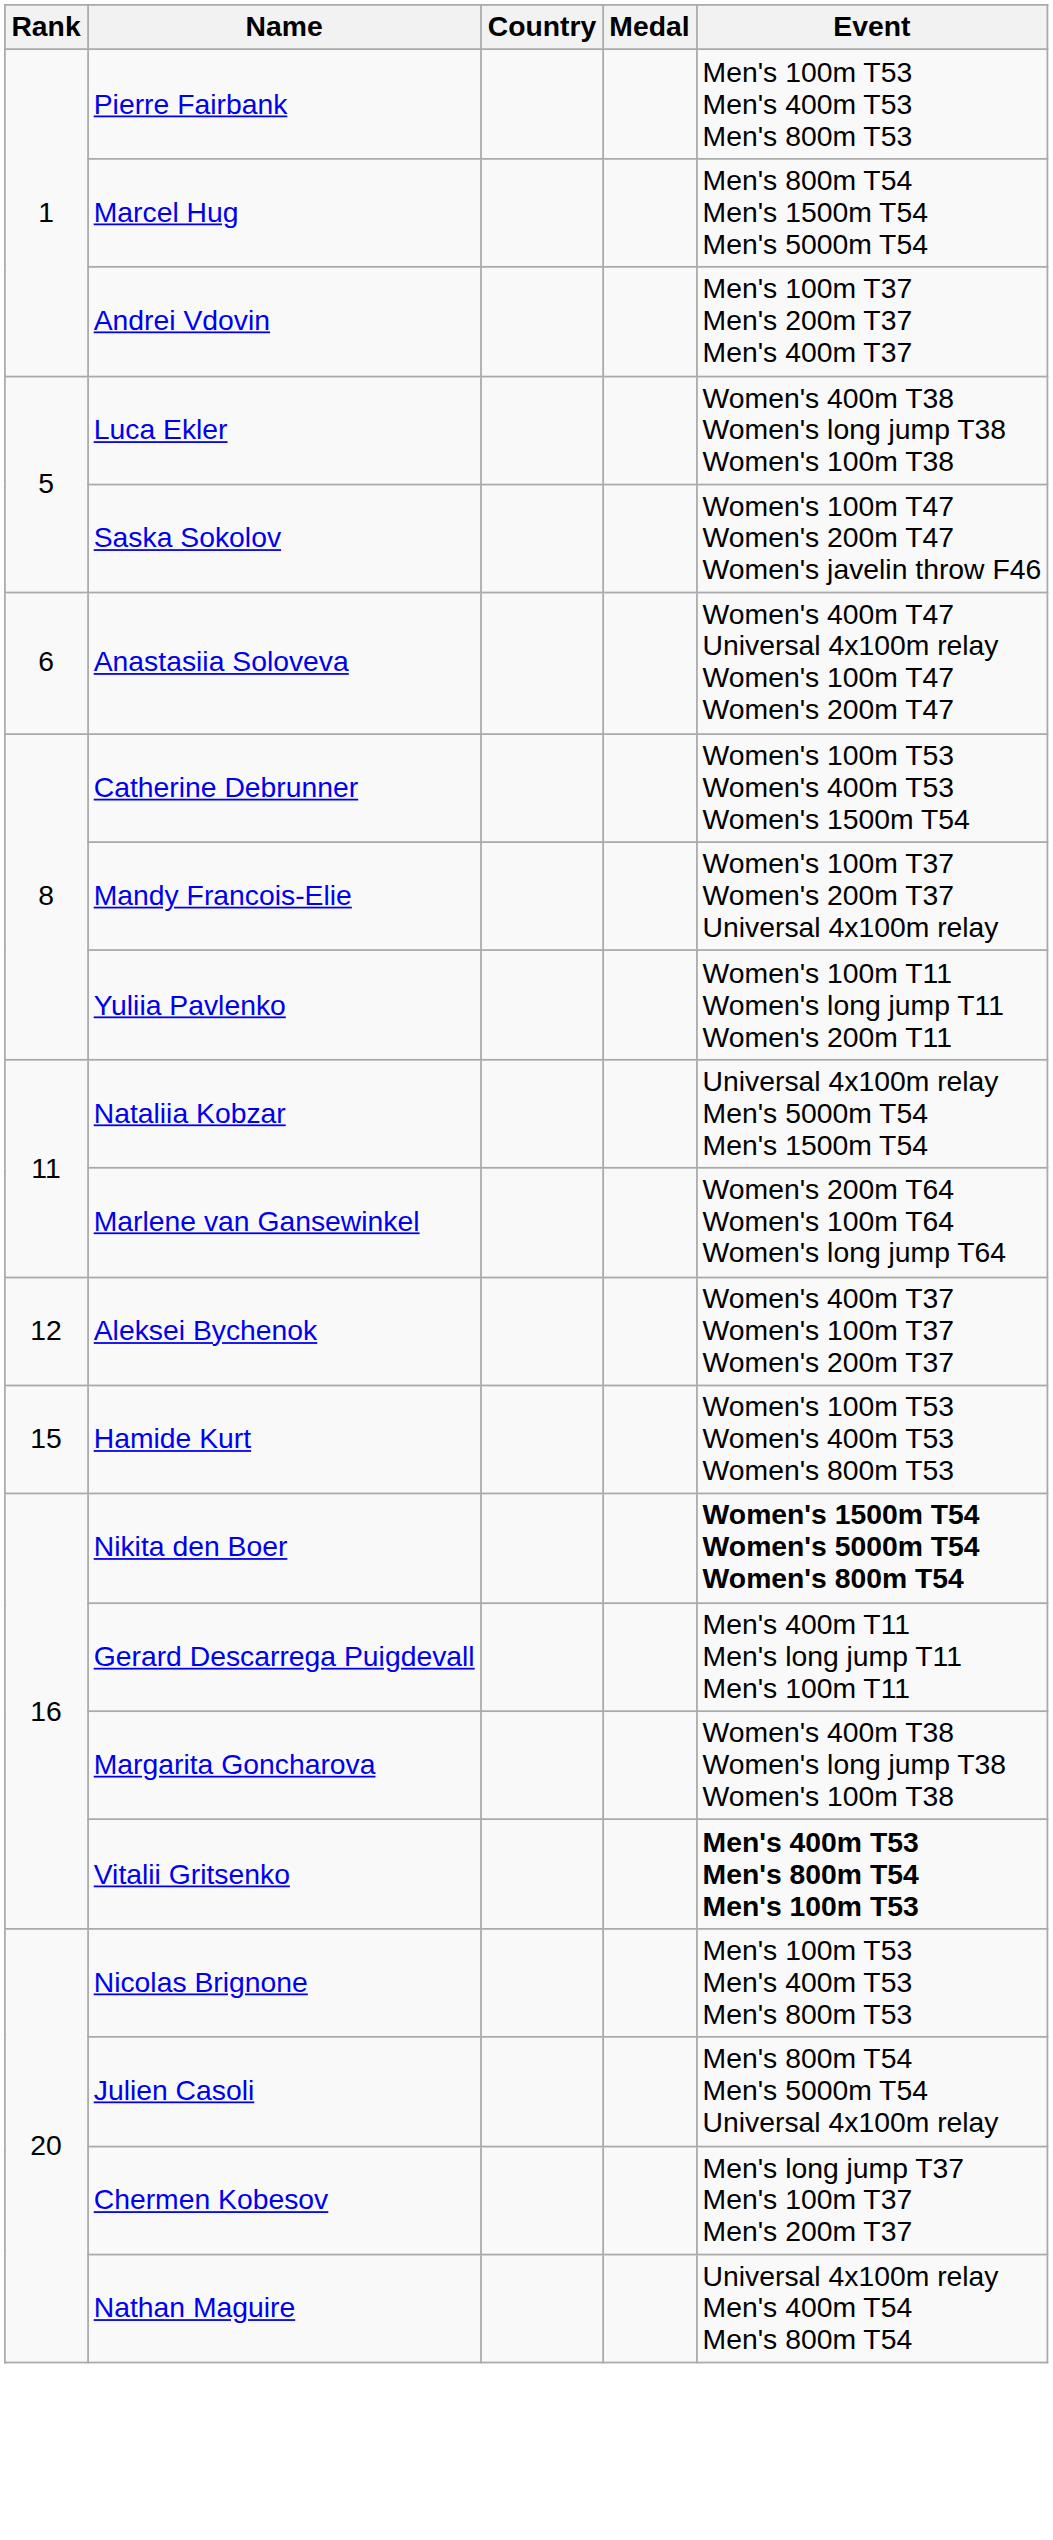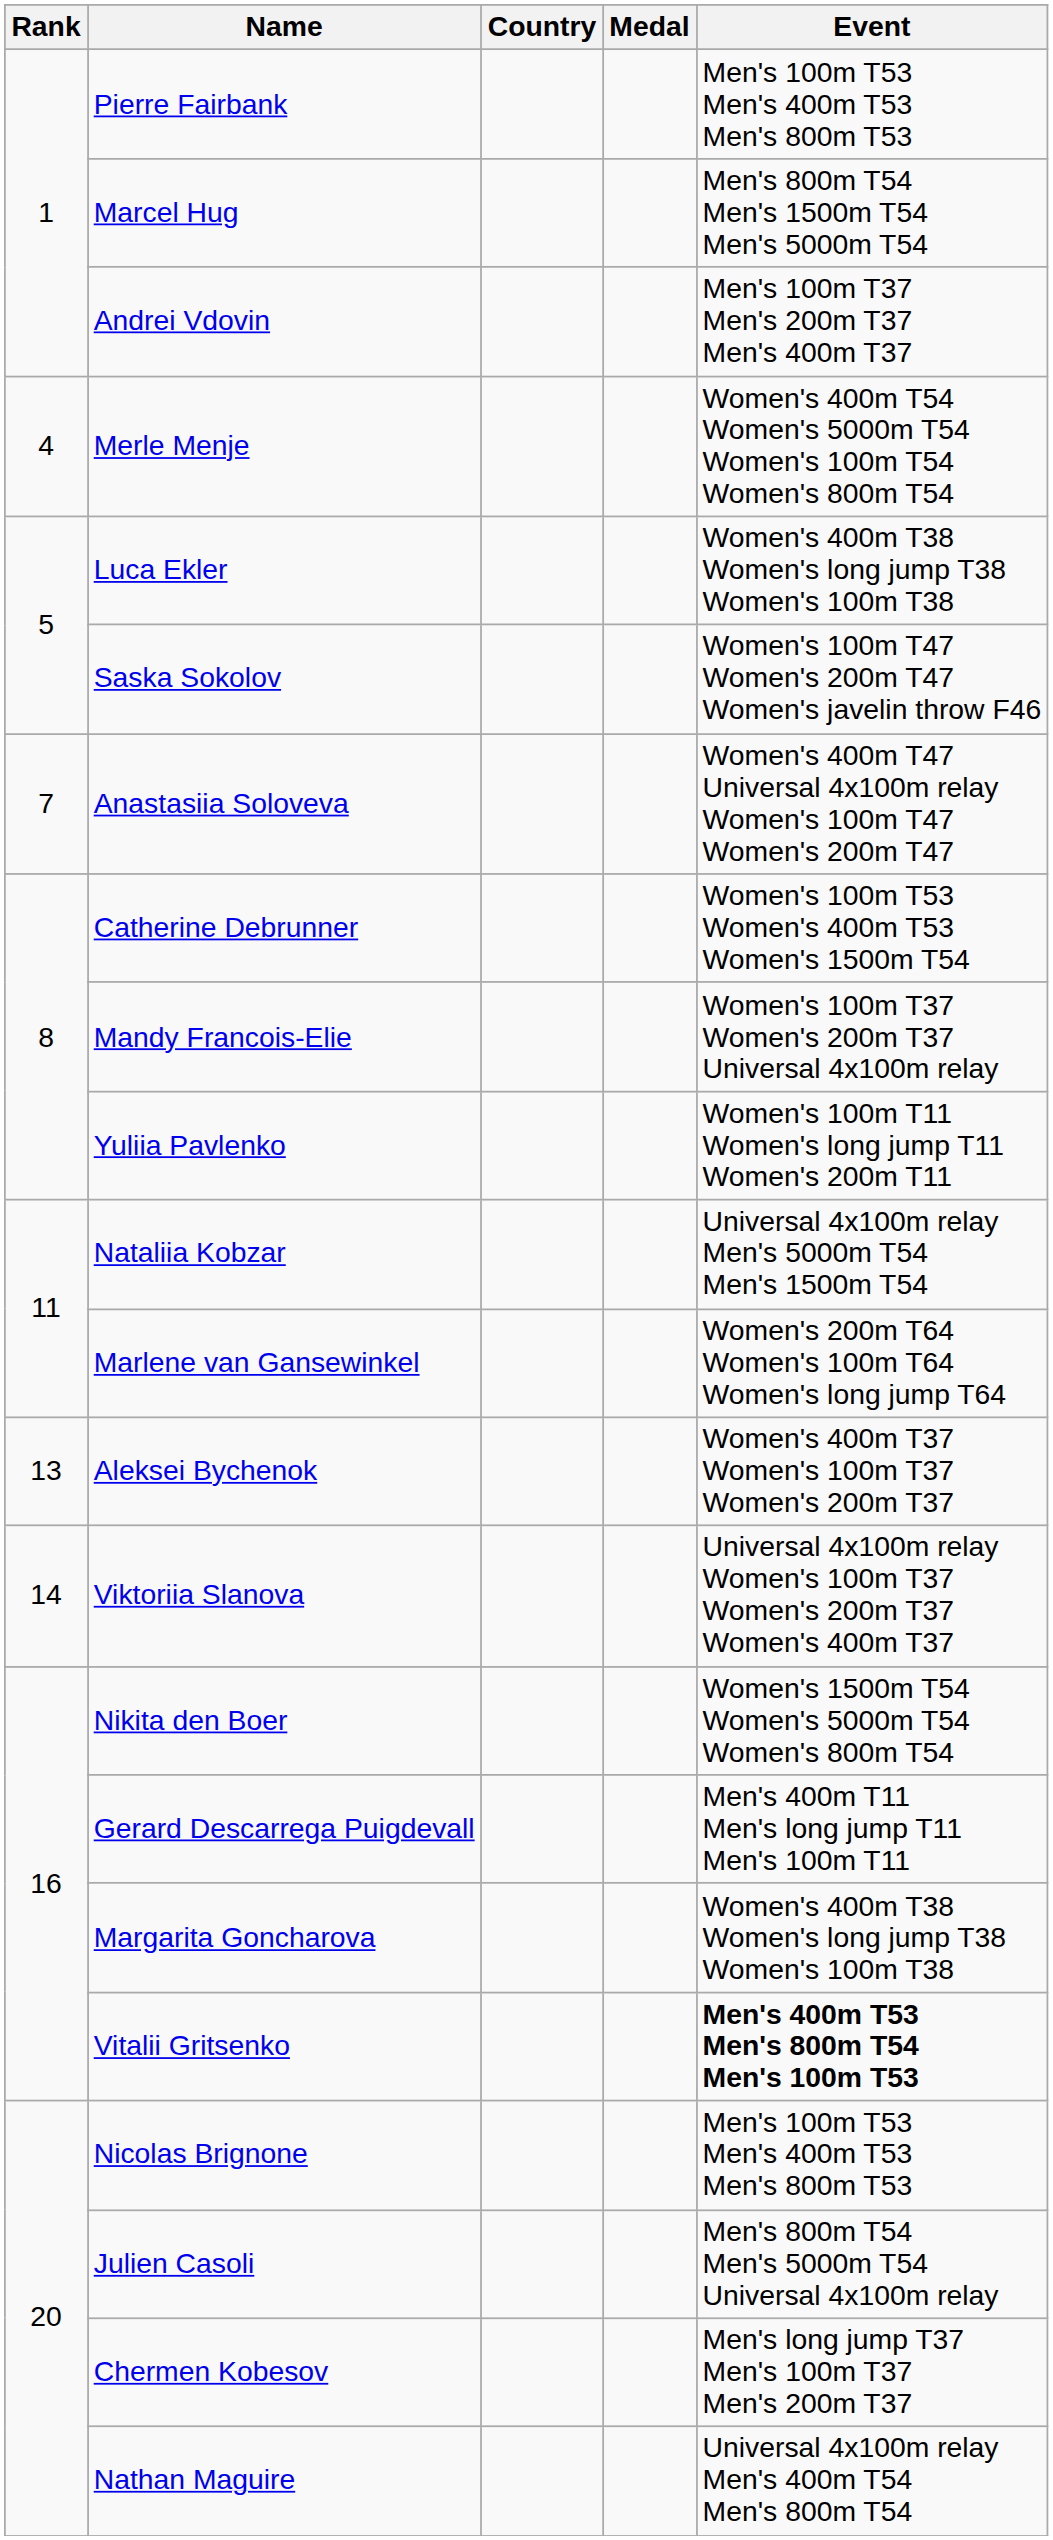+ row: (172, 445)
(46, 662) 6 -> (46, 803) 7
(46, 1330) 12 -> (46, 1471) 13
+ row: (199, 1595)
- row: (172, 1439)
(841, 1547) bold -> (836, 1720) normal
